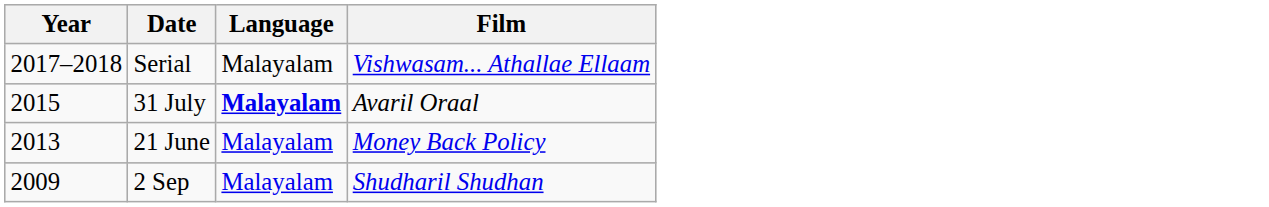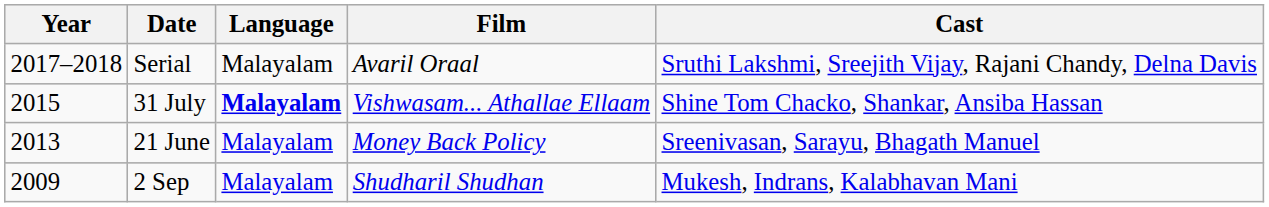+ column: (959, 24)
(501, 63) Vishwasam... Athallae Ellaam -> (416, 63) Avaril Oraal
(416, 102) Avaril Oraal -> (501, 102) Vishwasam... Athallae Ellaam
